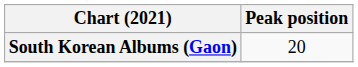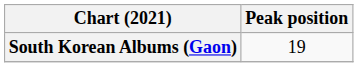(297, 47) 20 -> (297, 47) 19
